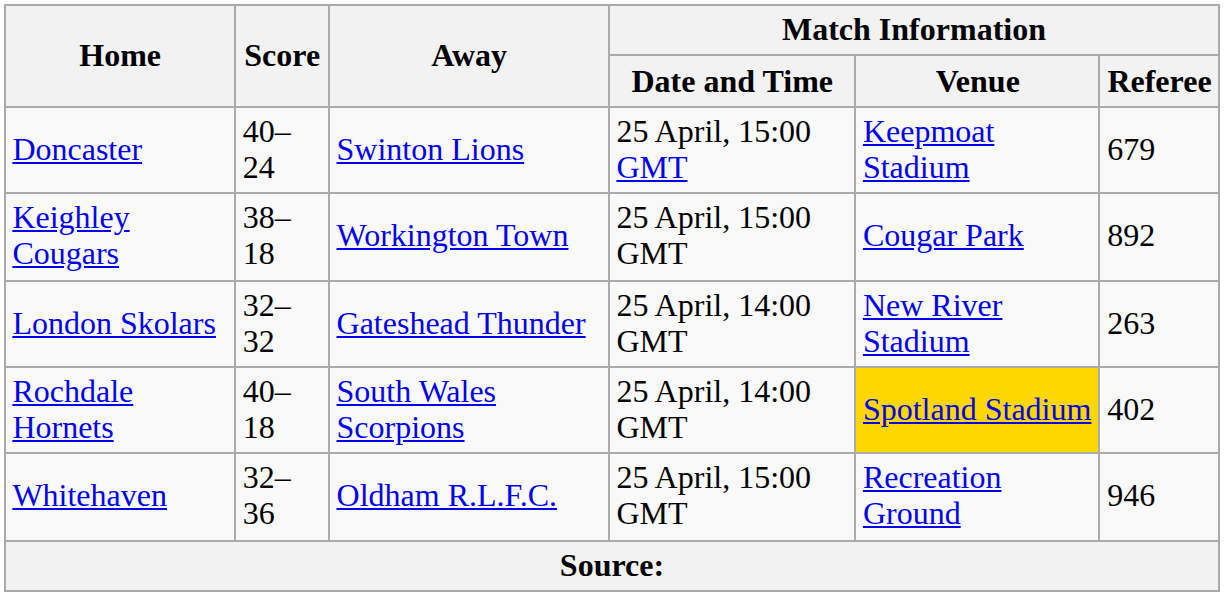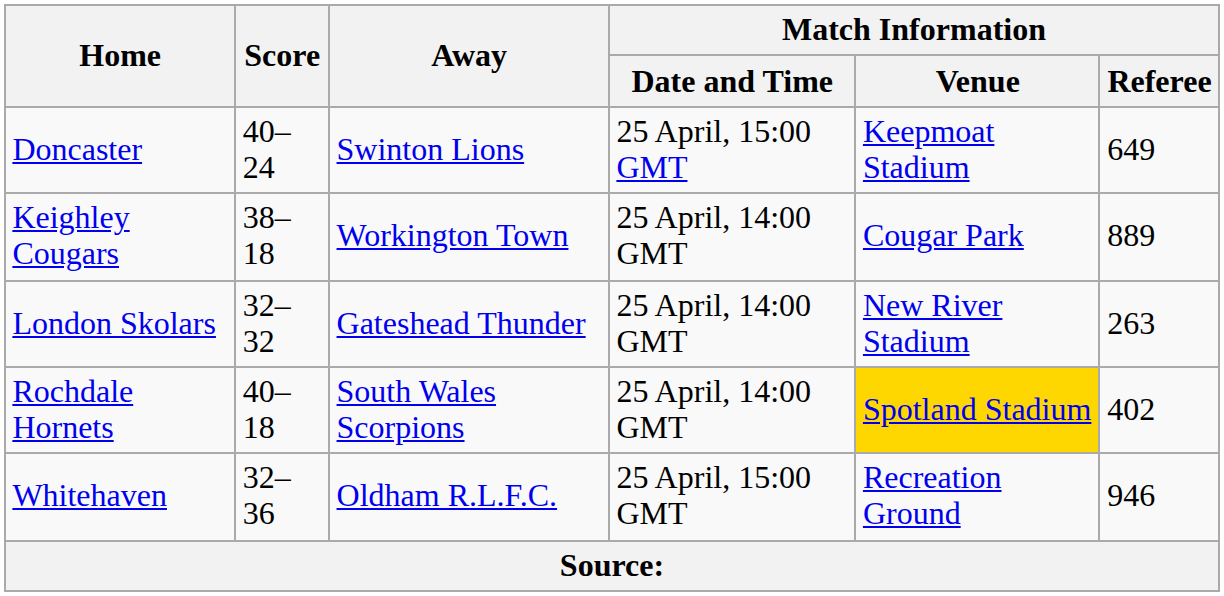(1131, 149) 679 -> (1131, 149) 649
(714, 236) 25 April, 15:00 GMT -> (714, 236) 25 April, 14:00 GMT
(1131, 236) 892 -> (1131, 236) 889
